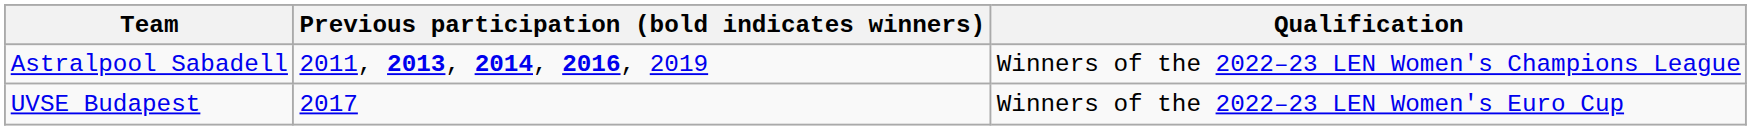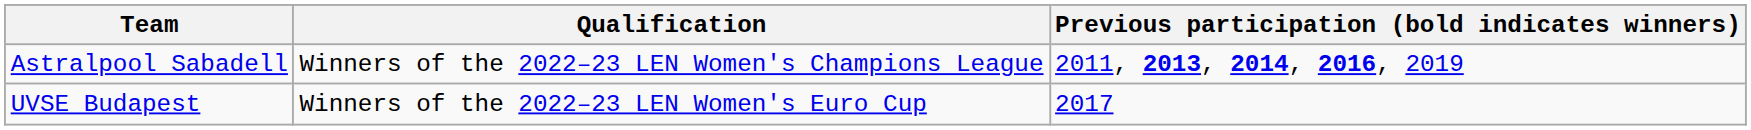columns swapped: (1369, 25) <-> (642, 25)
